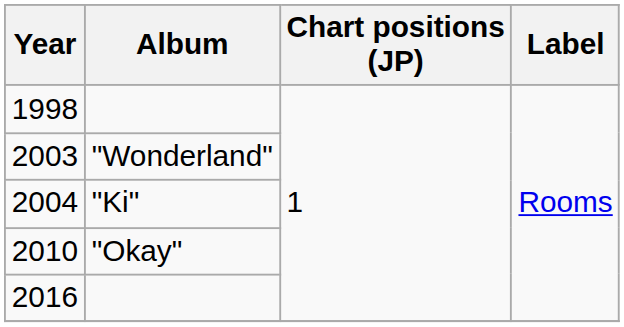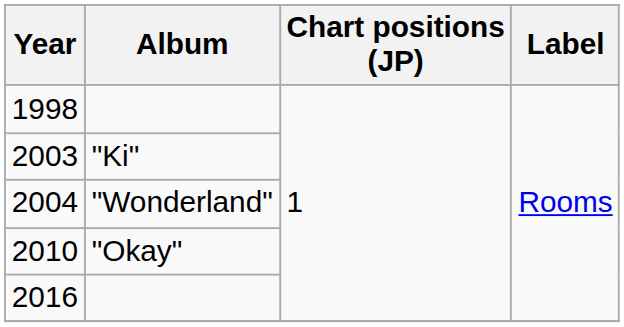(182, 155) "Wonderland" -> (116, 155) "Ki"
(116, 203) "Ki" -> (182, 203) "Wonderland"
